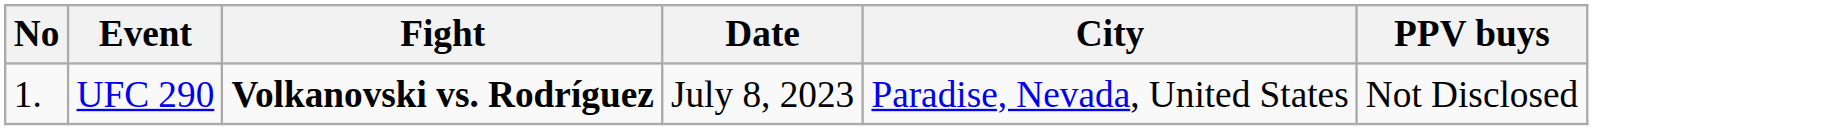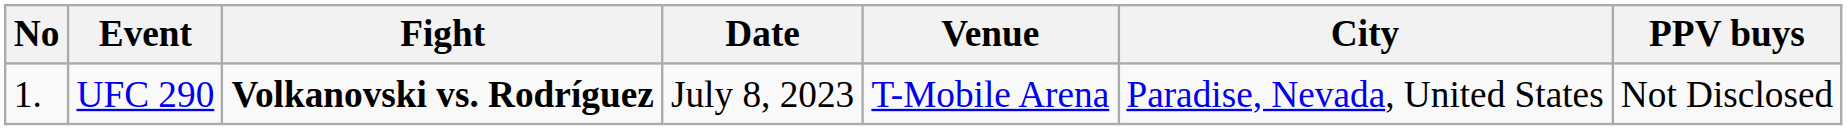+ column: (990, 34)
